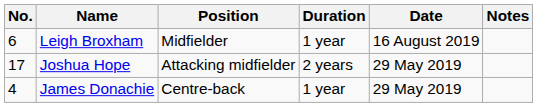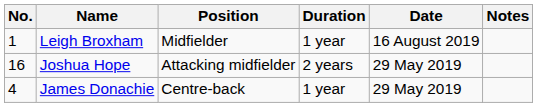(12, 41) 6 -> (12, 41) 1
(17, 65) 17 -> (17, 65) 16
